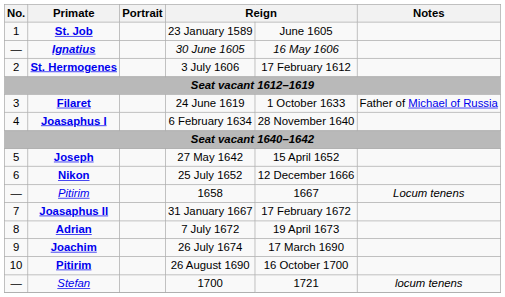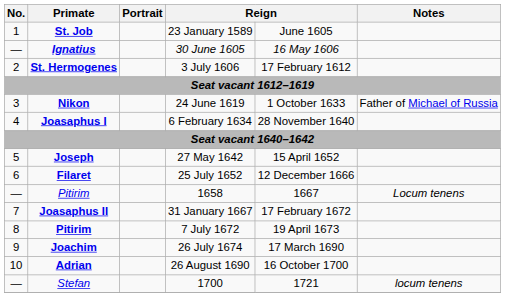(74, 103) Filaret -> (74, 103) Nikon
(74, 175) Nikon -> (74, 175) Filaret
(74, 229) Adrian -> (74, 229) Pitirim
(74, 265) Pitirim -> (74, 265) Adrian
